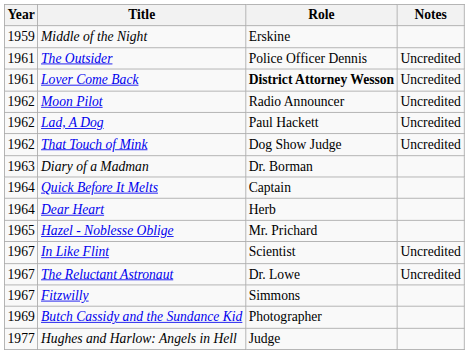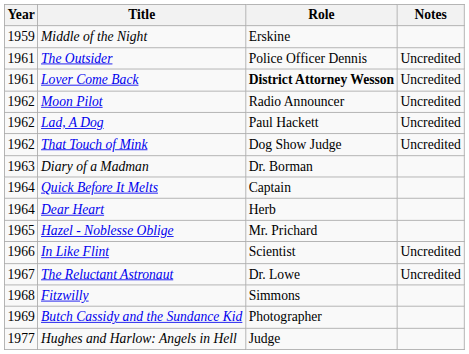(21, 252) 1967 -> (21, 252) 1966
(21, 295) 1967 -> (21, 295) 1968
